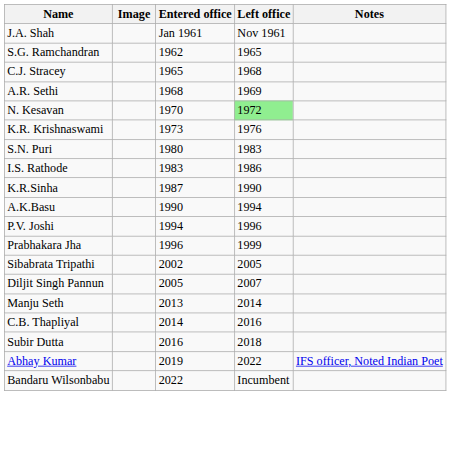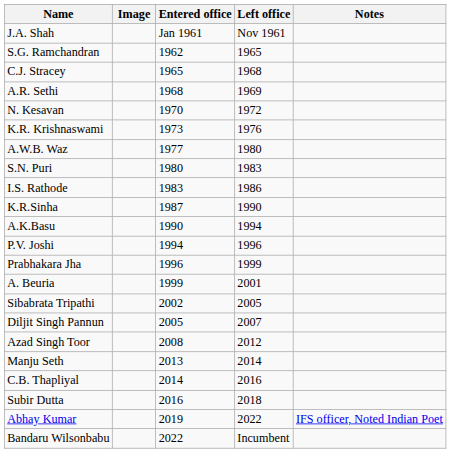(250, 110) lightgreen background -> (250, 110) no background
+ row: (37, 149)
+ row: (31, 284)
+ row: (49, 341)
